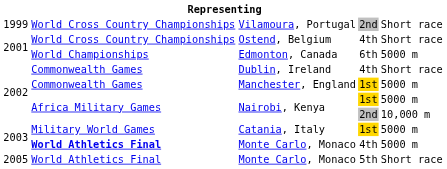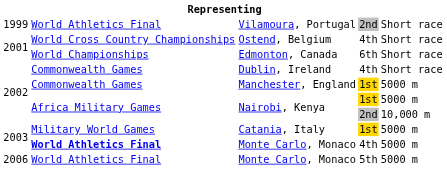(133, 24) World Cross Country Championships -> (96, 24) World Athletics Final
(399, 54) 5000 m -> (412, 54) Short race
(16, 159) 2005 -> (16, 159) 2006
(412, 159) Short race -> (399, 159) 5000 m
